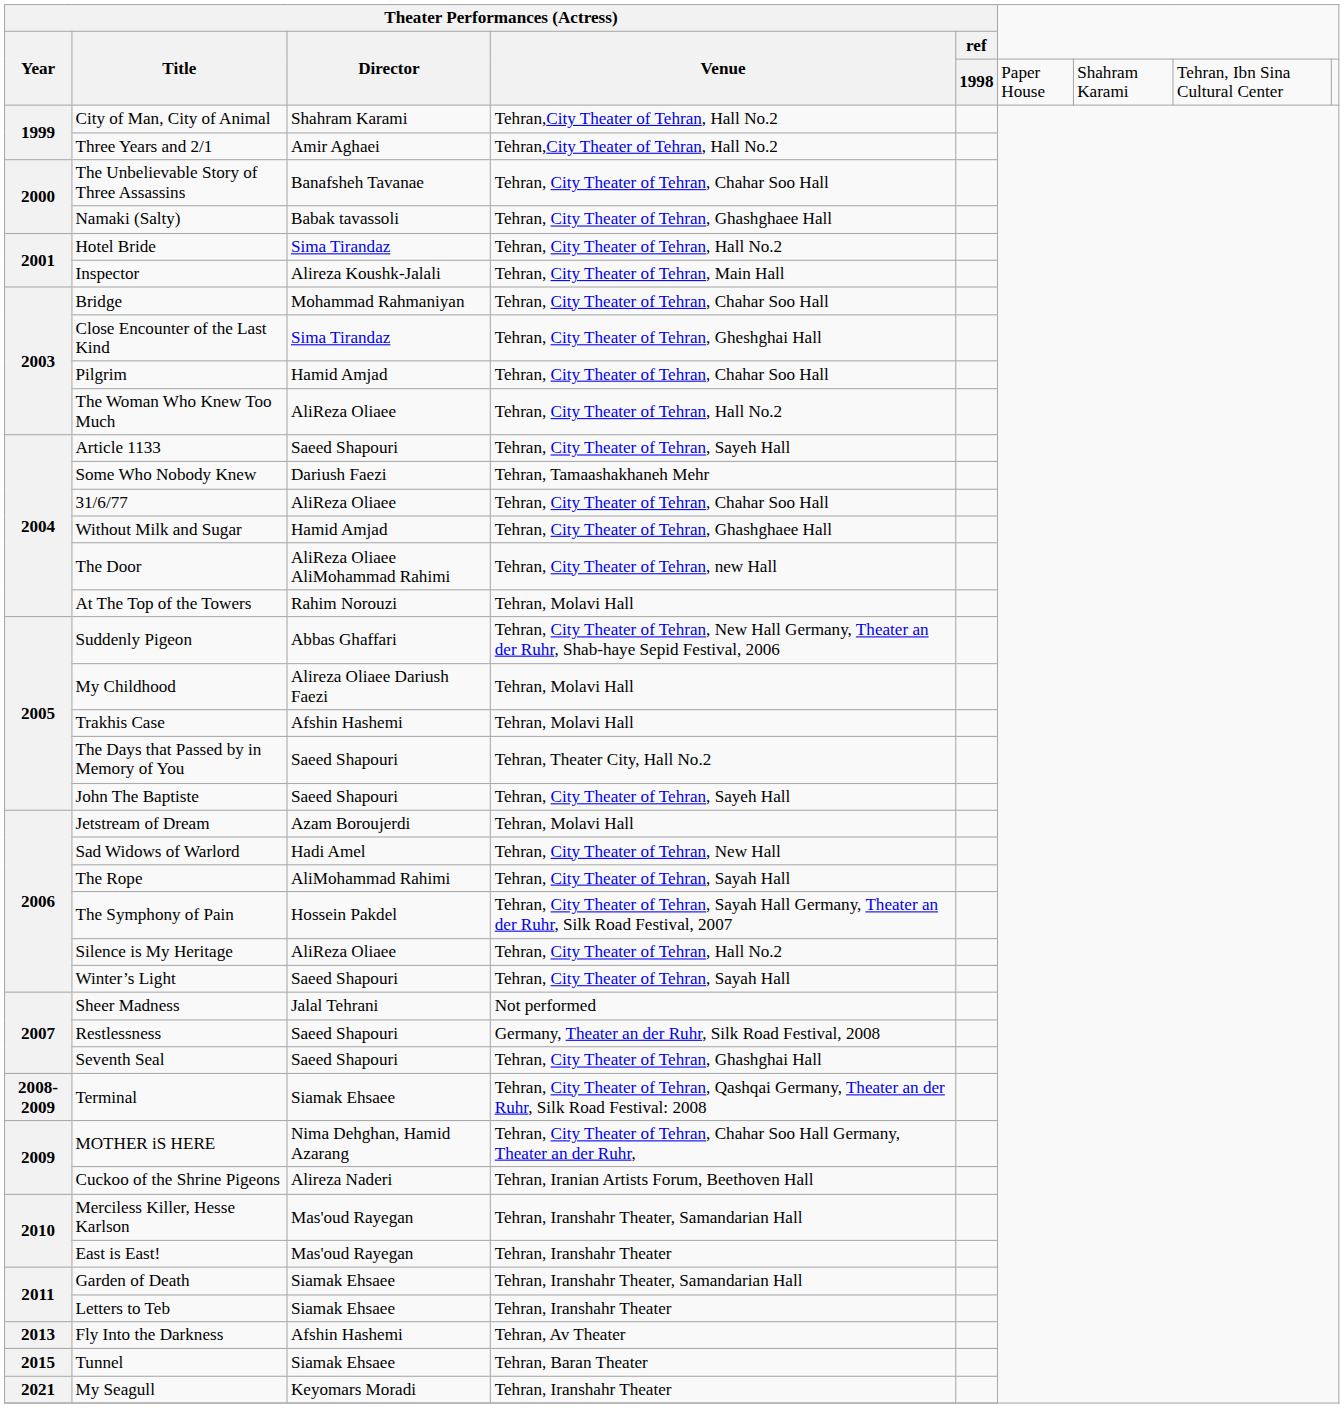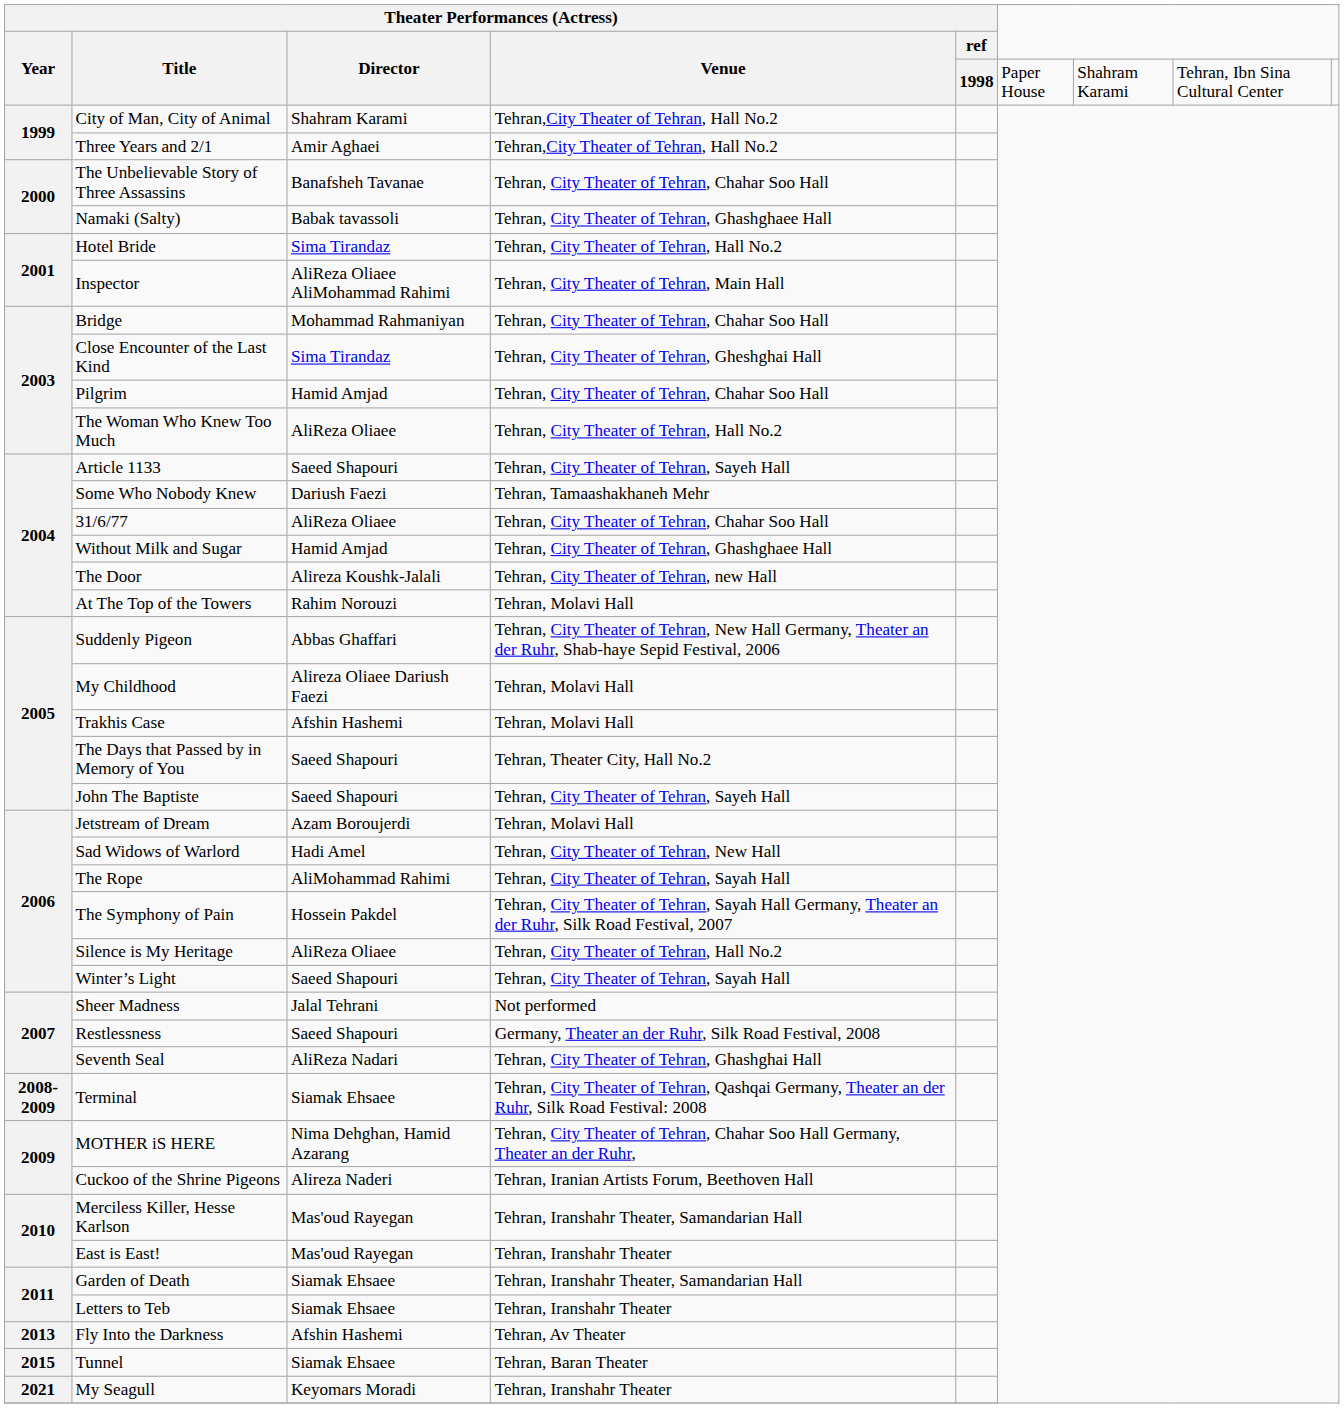(366, 273) Alireza Koushk-Jalali -> (371, 283) AliReza Oliaee AliMohammad Rahimi
(371, 566) AliReza Oliaee AliMohammad Rahimi -> (366, 575) Alireza Koushk-Jalali
(344, 1060) Saeed Shapouri -> (344, 1060) AliReza Nadari
